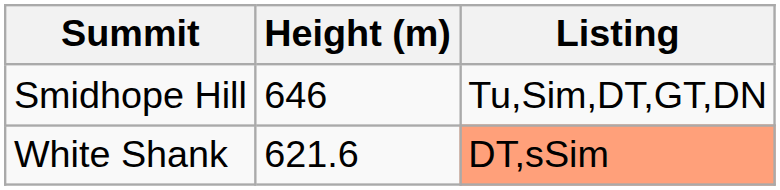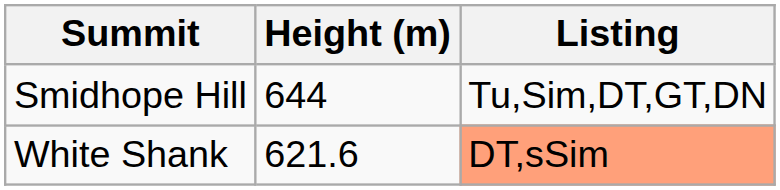(296, 94) 646 -> (296, 94) 644
